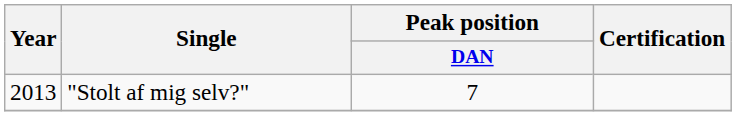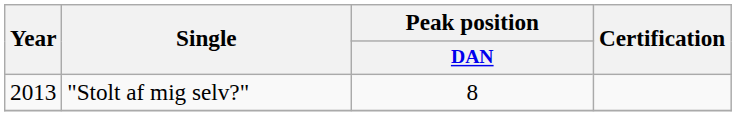(472, 92) 7 -> (472, 92) 8
